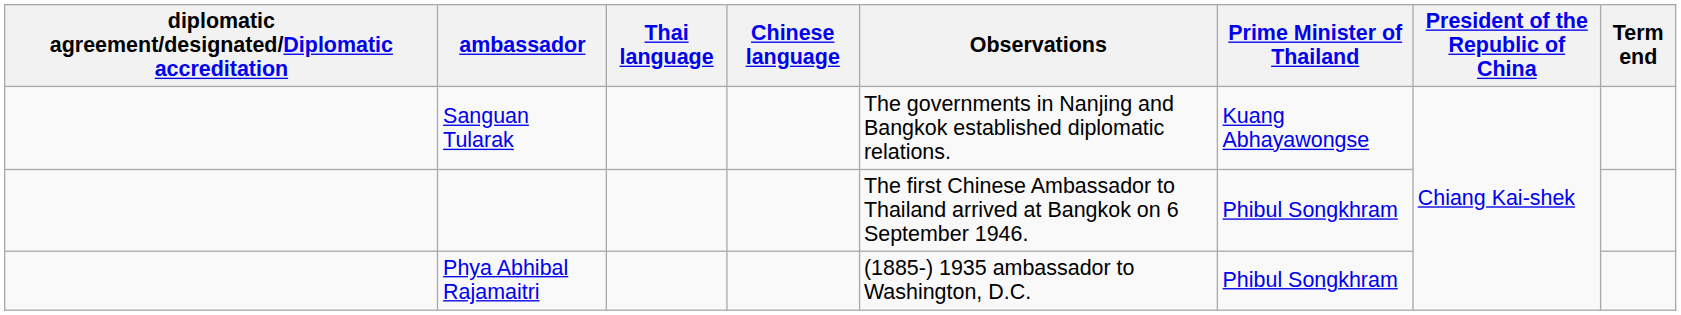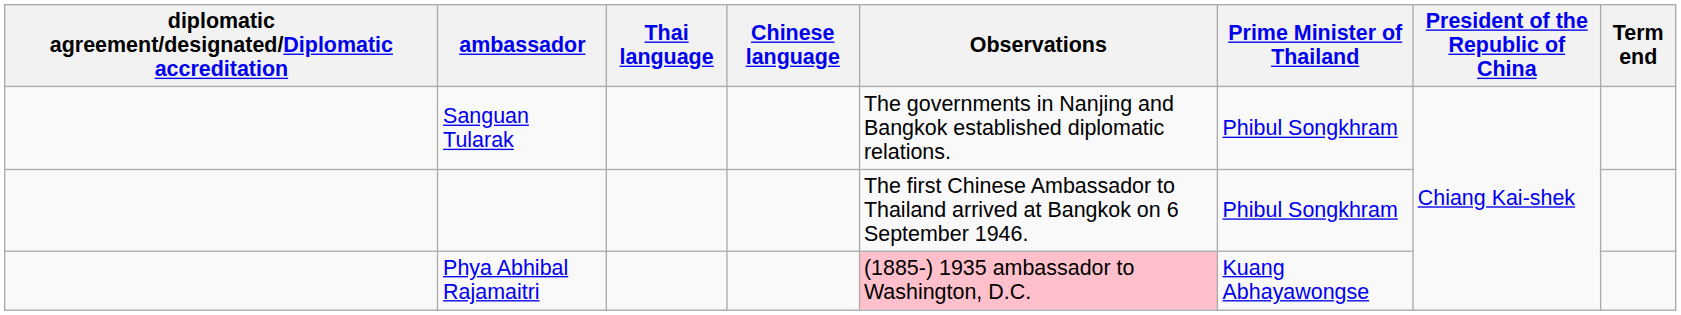(1296, 127) Kuang Abhayawongse -> (1310, 127) Phibul Songkhram
(999, 280) no background -> (999, 280) pink background
(1310, 280) Phibul Songkhram -> (1296, 280) Kuang Abhayawongse
